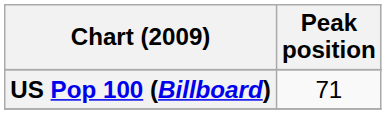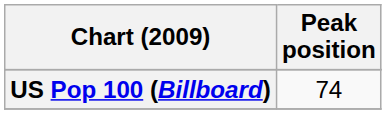(329, 89) 71 -> (329, 89) 74
